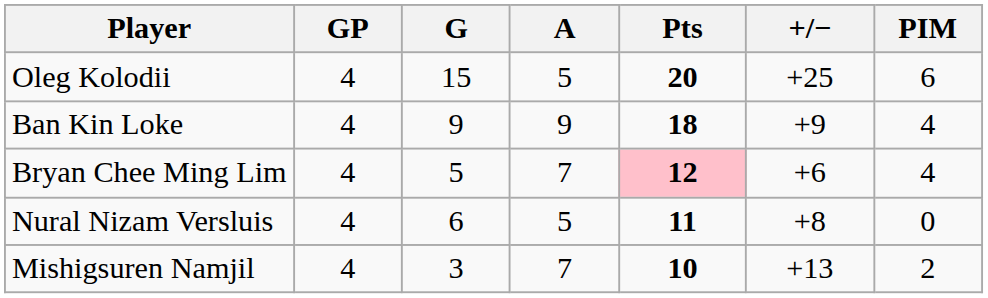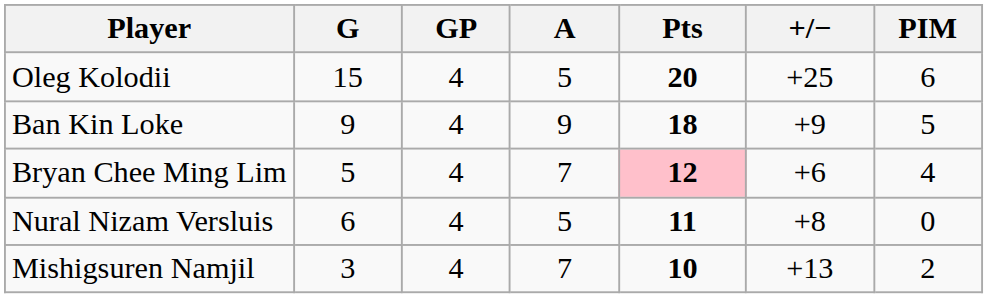columns swapped: (348, 28) <-> (456, 28)
(928, 124) 4 -> (928, 124) 5
